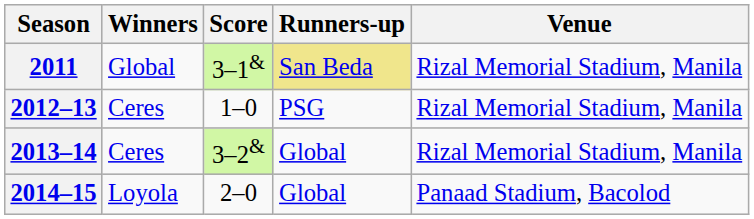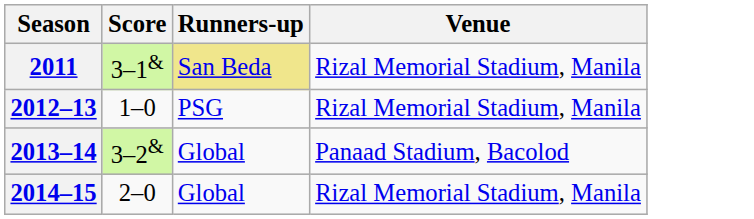- column: (153, 24)
(579, 151) Rizal Memorial Stadium, Manila -> (442, 151) Panaad Stadium, Bacolod
(543, 193) Panaad Stadium, Bacolod -> (478, 193) Rizal Memorial Stadium, Manila
